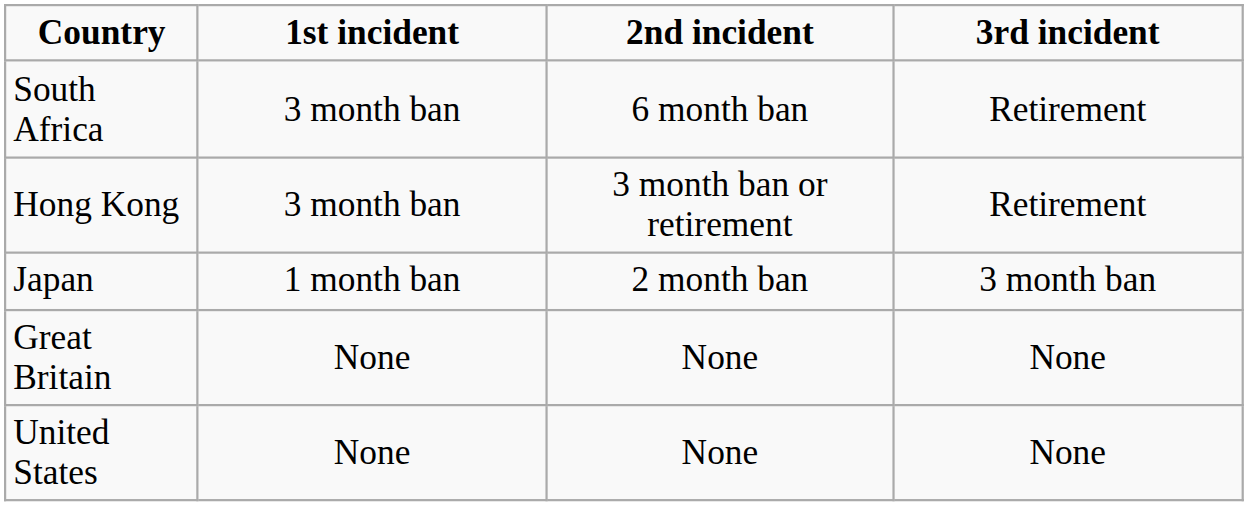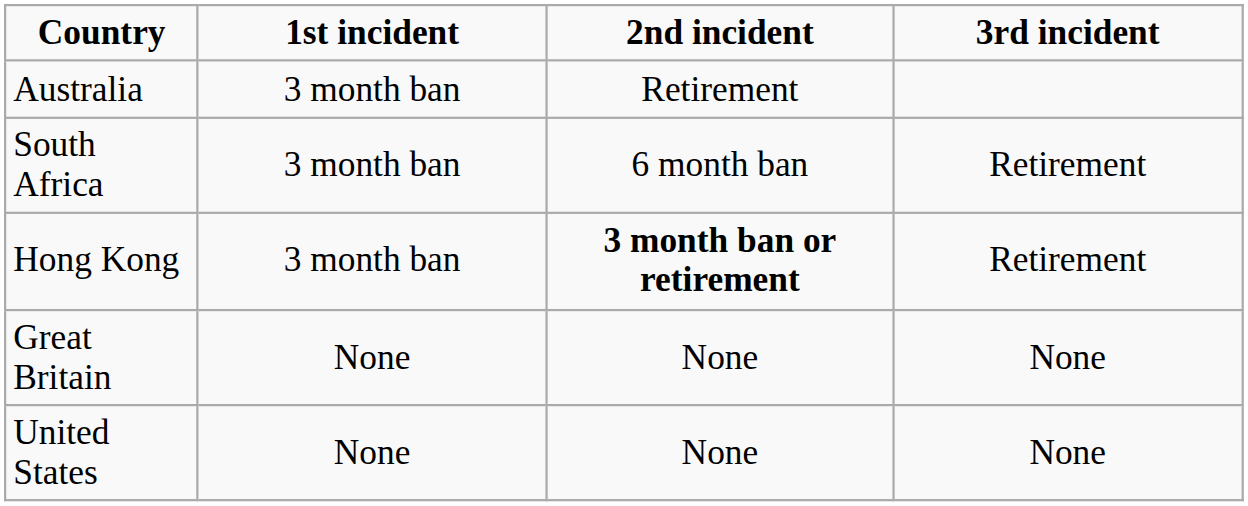+ row: (78, 88)
(720, 204) normal -> (720, 260) bold
- row: (54, 280)
